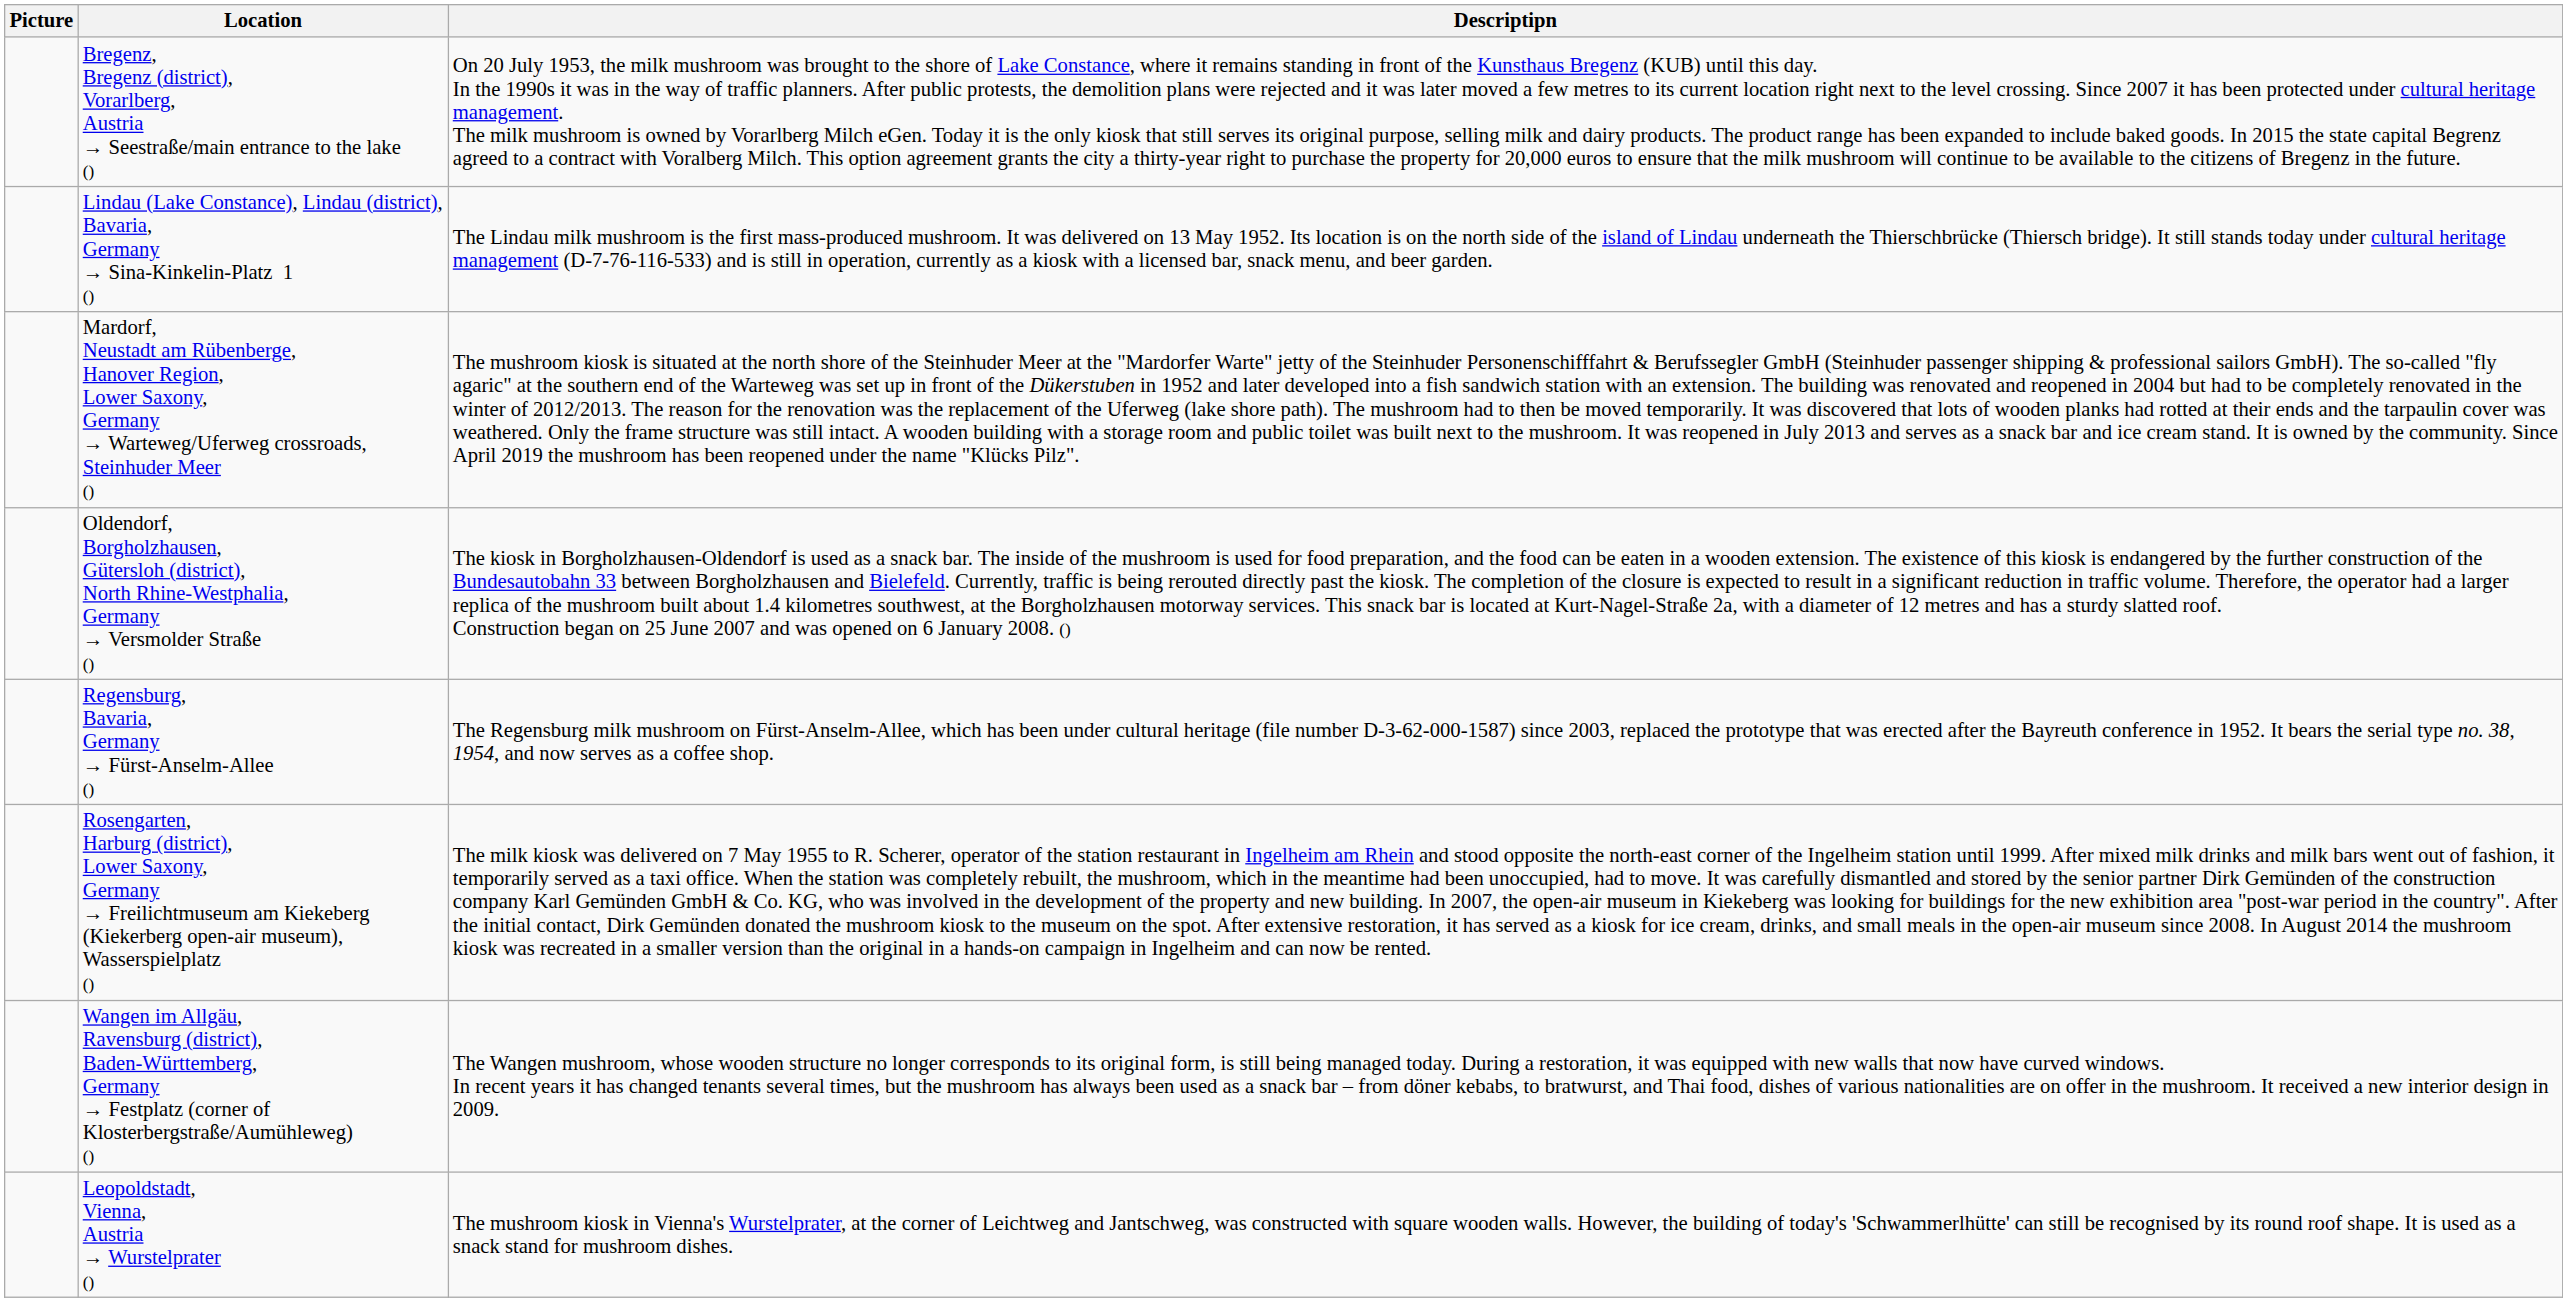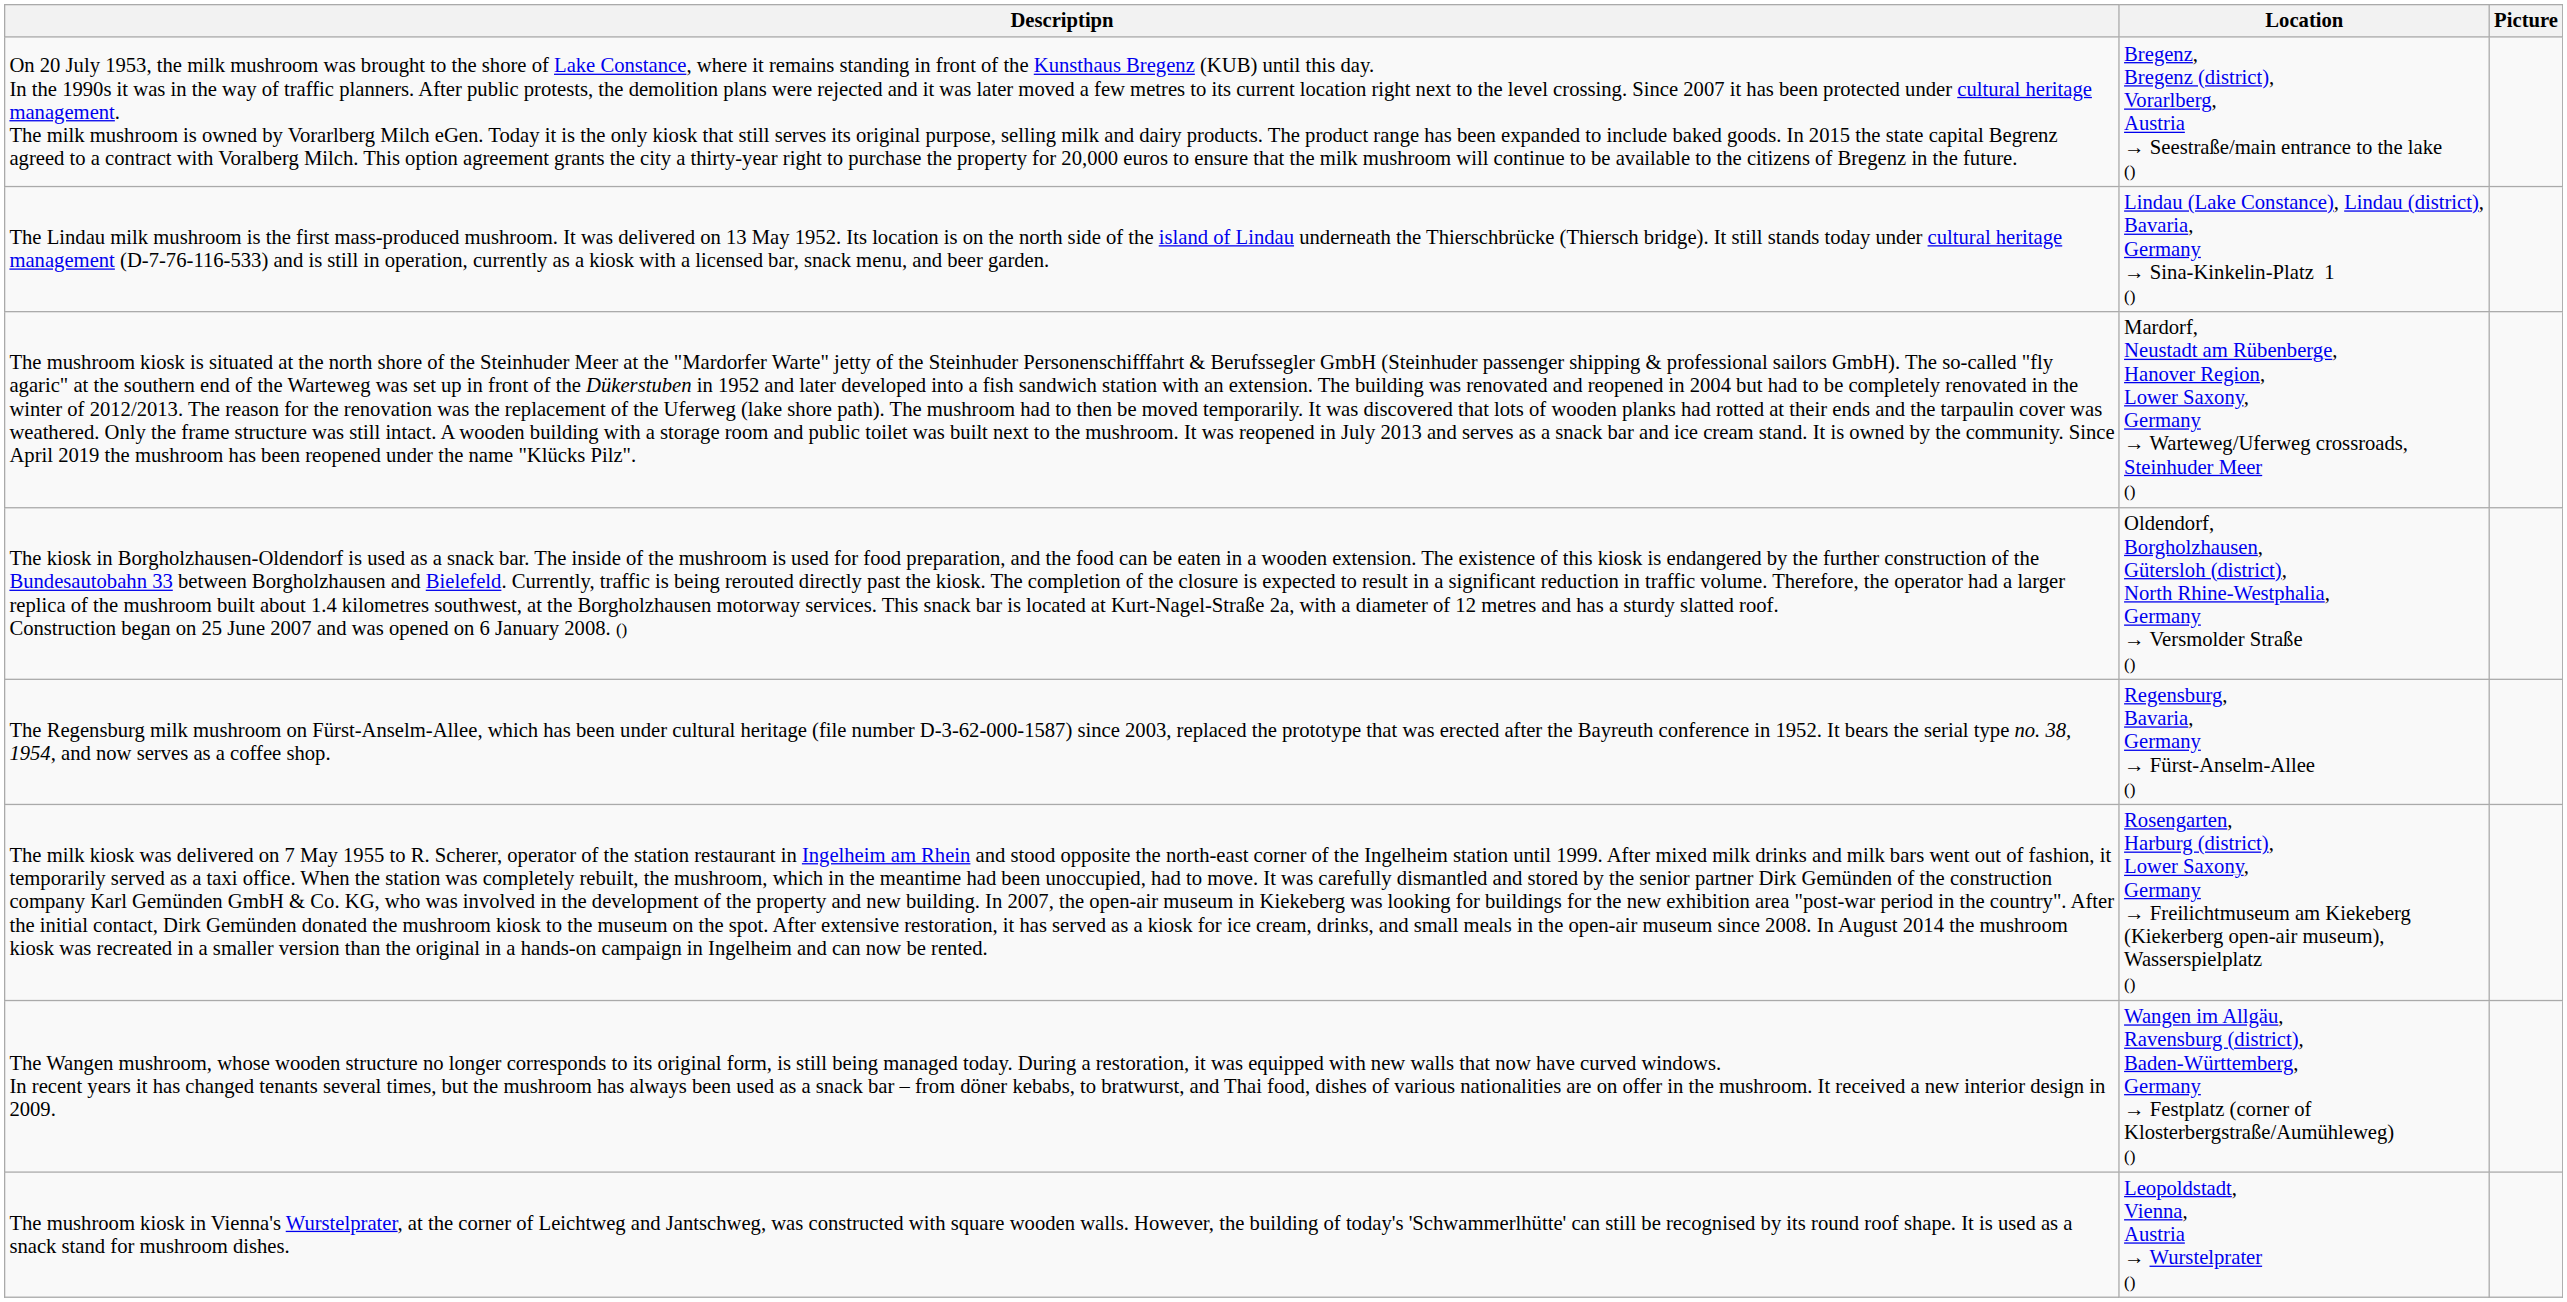columns swapped: (41, 20) <-> (1505, 20)
